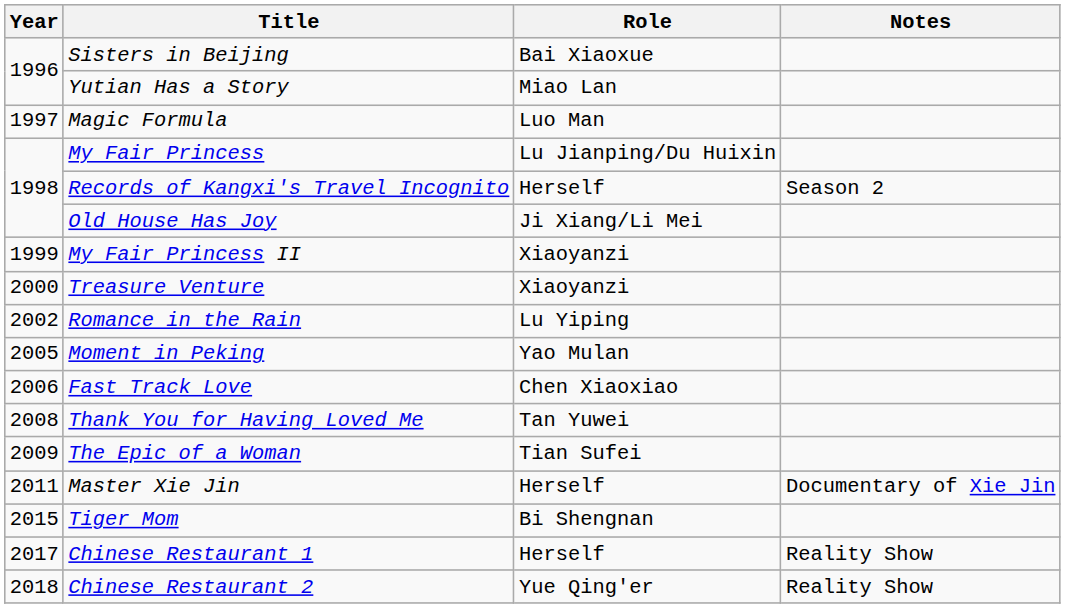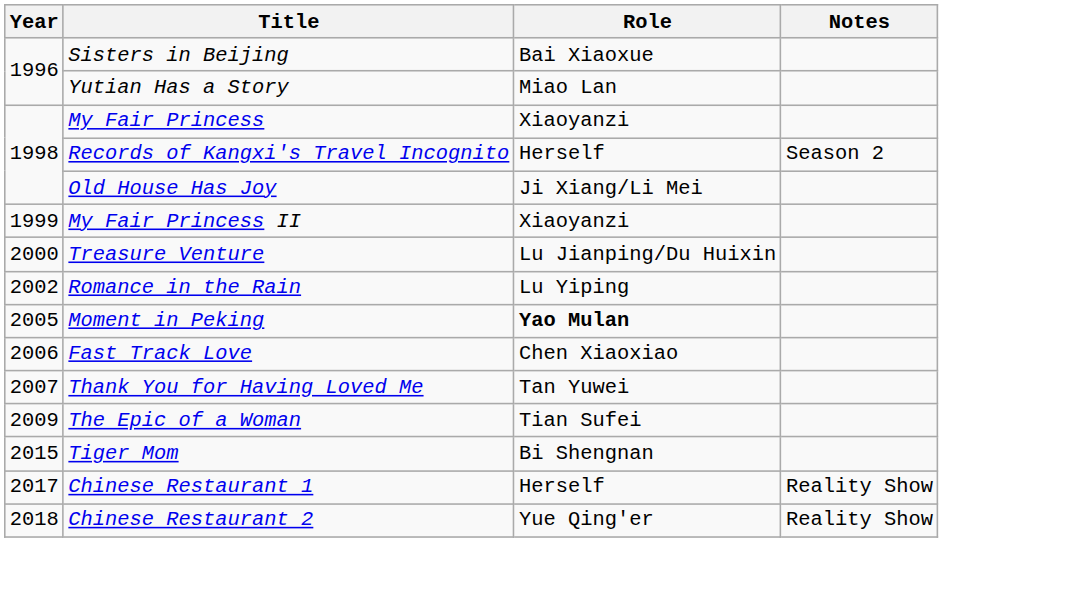- row: (148, 121)
(648, 154) Lu Jianping/Du Huixin -> (574, 121) Xiaoyanzi
(574, 288) Xiaoyanzi -> (648, 254) Lu Jianping/Du Huixin
(574, 354) normal -> (574, 321) bold
(34, 421) 2008 -> (34, 387) 2007
- row: (154, 487)
